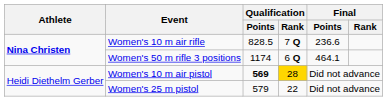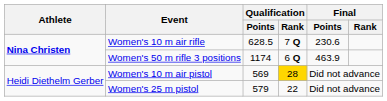(261, 43) 828.5 -> (261, 43) 628.5
(328, 43) 236.6 -> (328, 43) 230.6
(328, 58) 464.1 -> (328, 58) 463.9
(261, 73) bold -> (261, 73) normal
